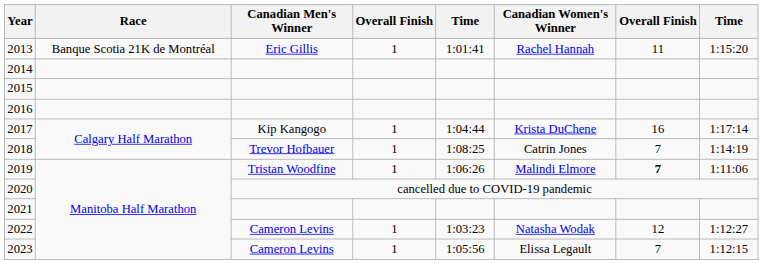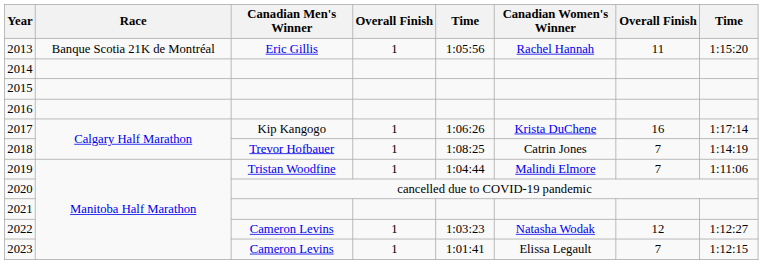(465, 48) 1:01:41 -> (465, 48) 1:05:56
(465, 128) 1:04:44 -> (465, 128) 1:06:26
(465, 169) 1:06:26 -> (465, 169) 1:04:44
(658, 169) bold -> (658, 169) normal
(465, 249) 1:05:56 -> (465, 249) 1:01:41
